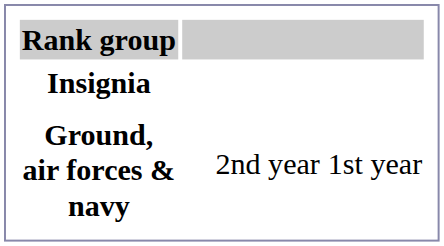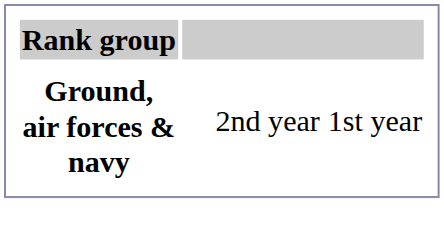- row: (99, 82)
